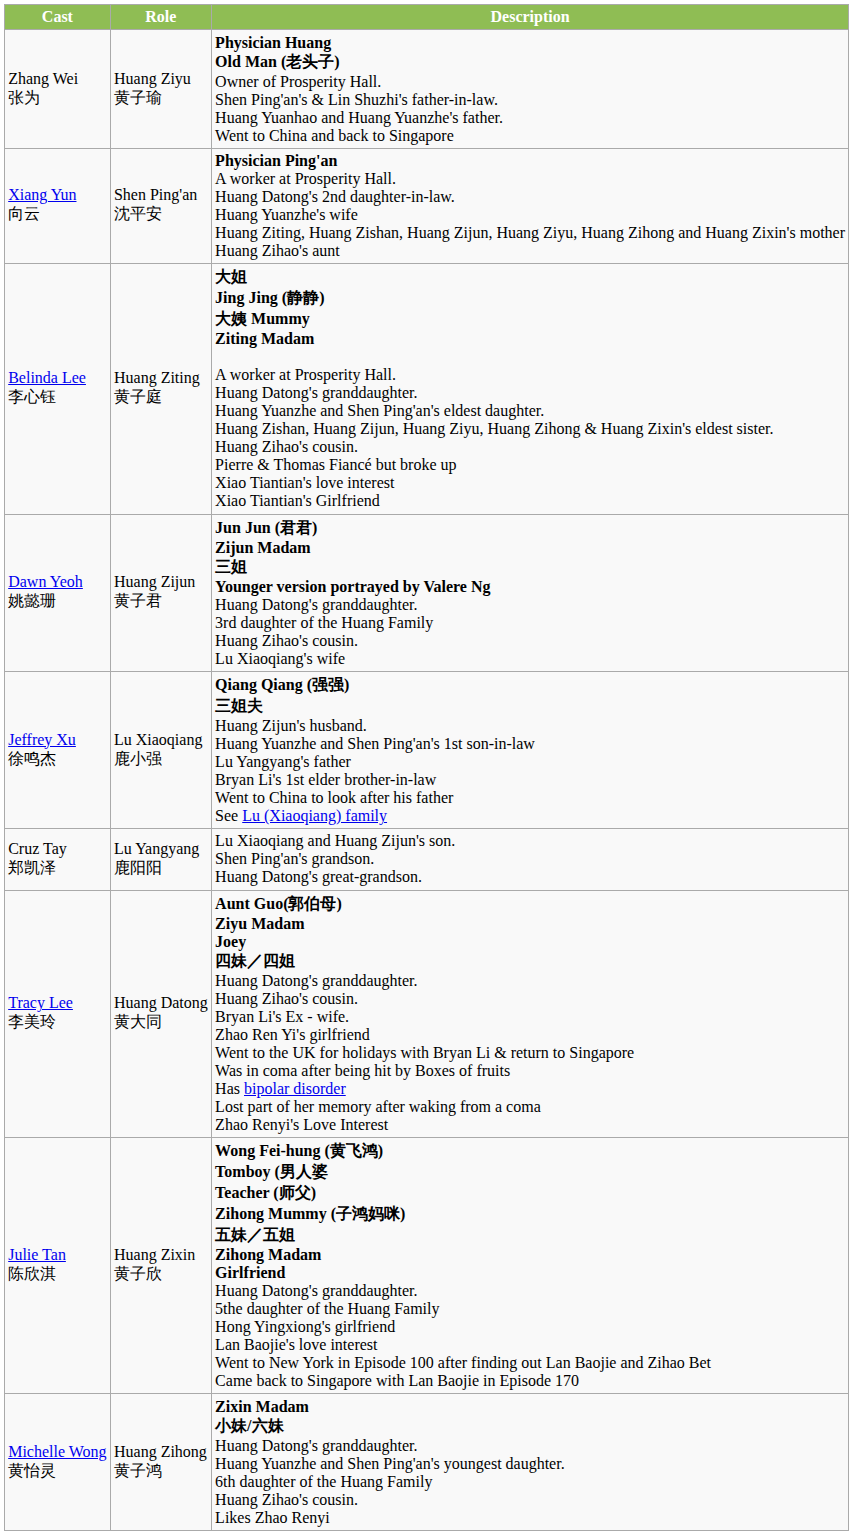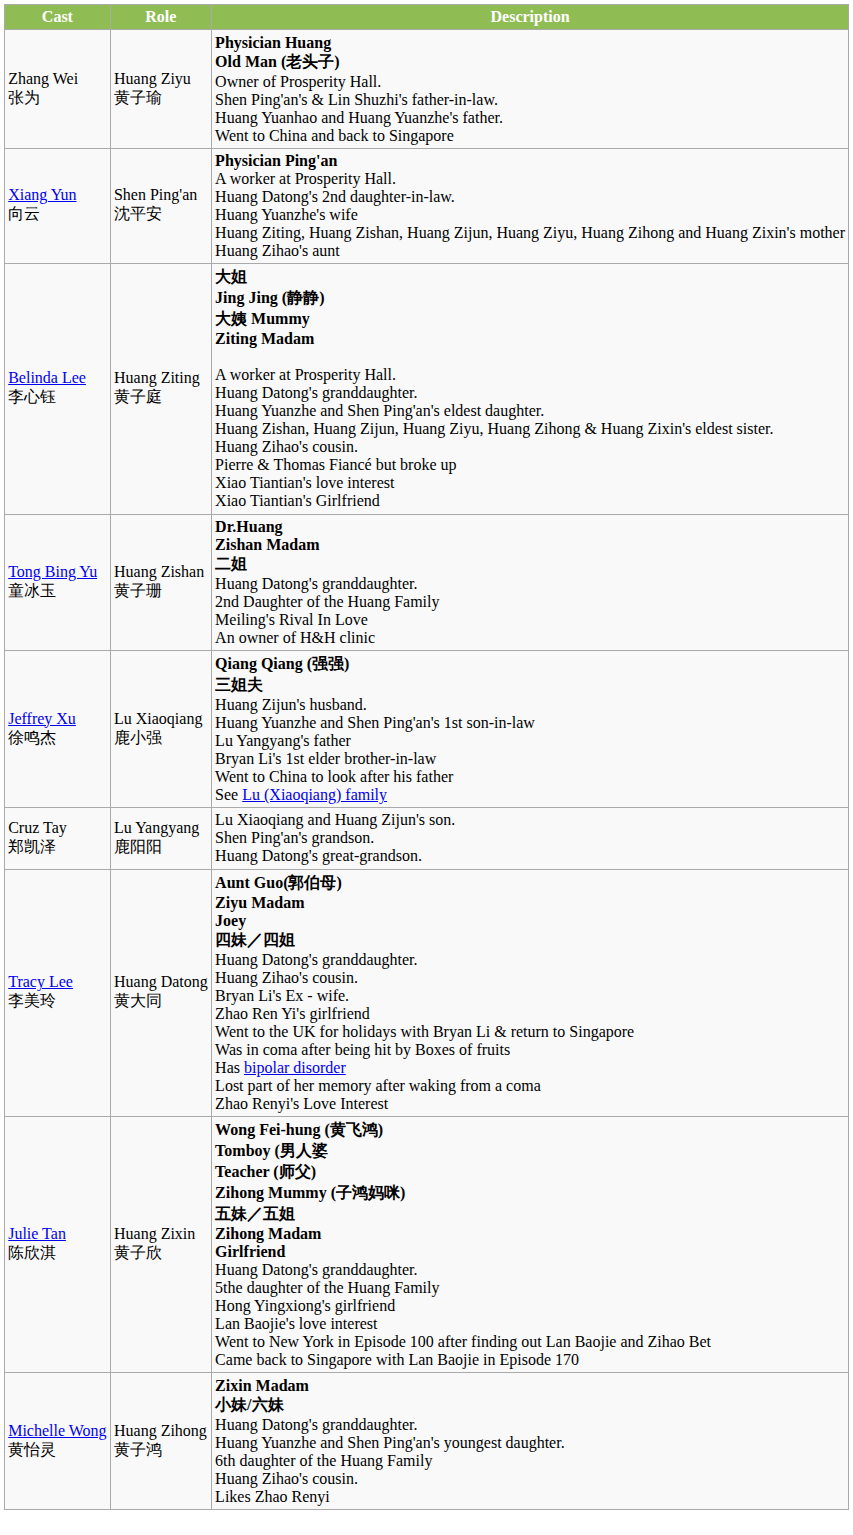+ row: (53, 581)
- row: (46, 591)
